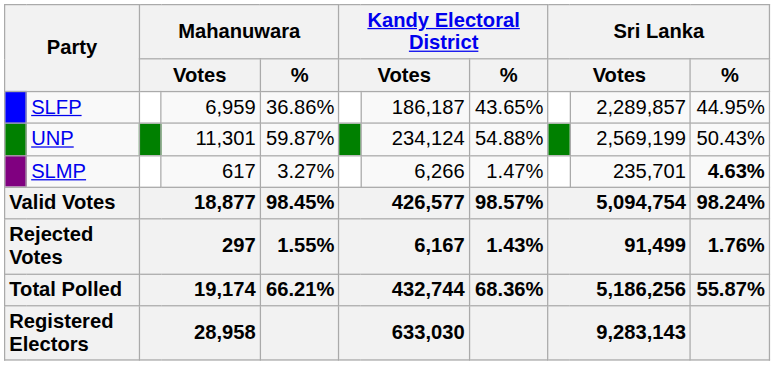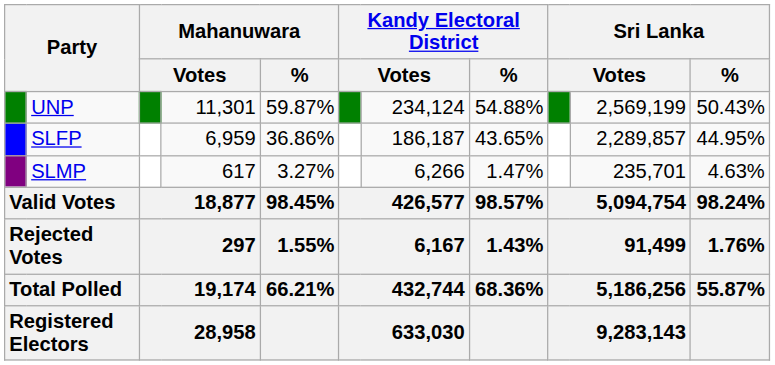rows swapped: (52, 139) <-> (56, 107)
(736, 171) bold -> (736, 171) normal
